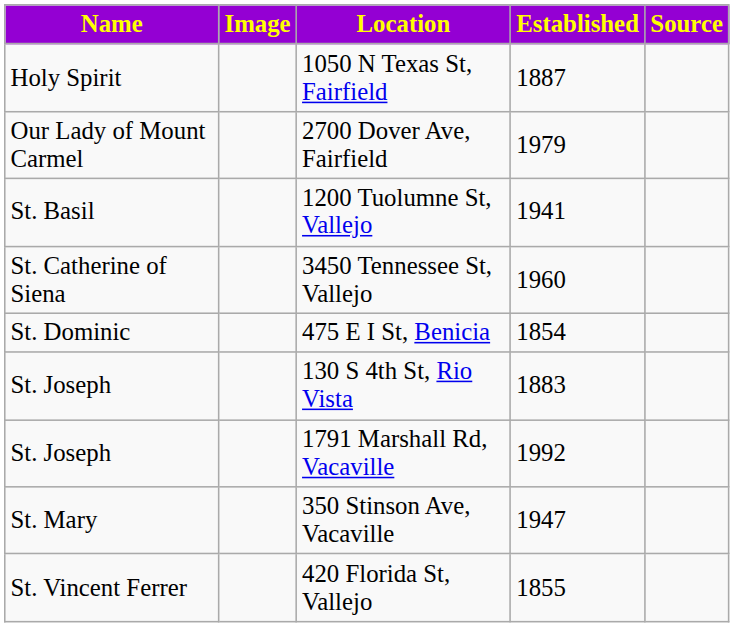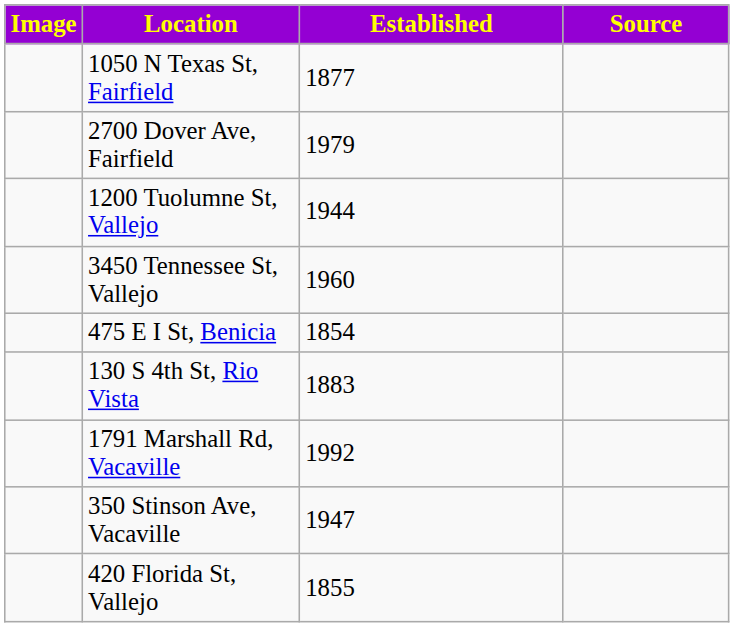- column: (112, 24)
(541, 77) 1887 -> (330, 77) 1877
(541, 211) 1941 -> (330, 211) 1944
